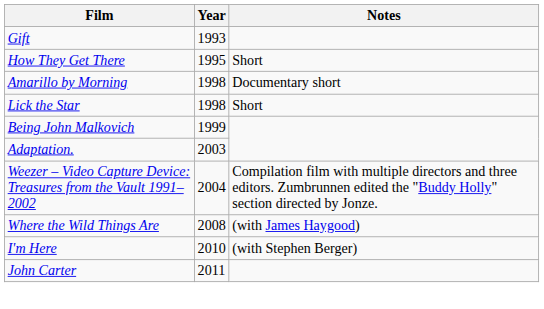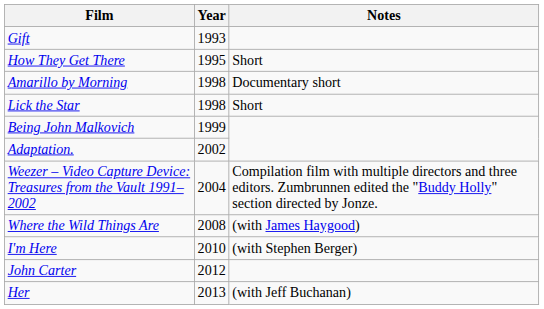(212, 149) 2003 -> (212, 149) 2002
(211, 270) 2011 -> (212, 270) 2012
+ row: (19, 292)
